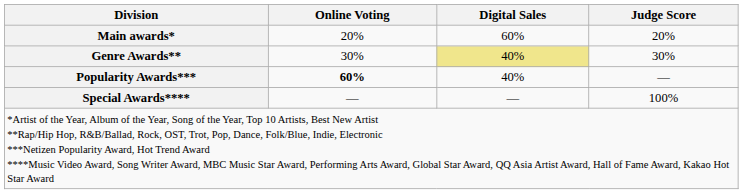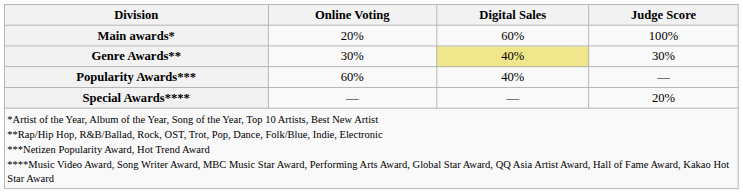(663, 35) 20% -> (663, 35) 100%
(352, 77) bold -> (352, 77) normal
(663, 98) 100% -> (663, 98) 20%
